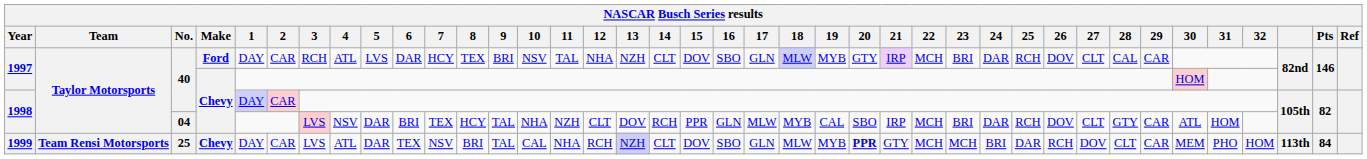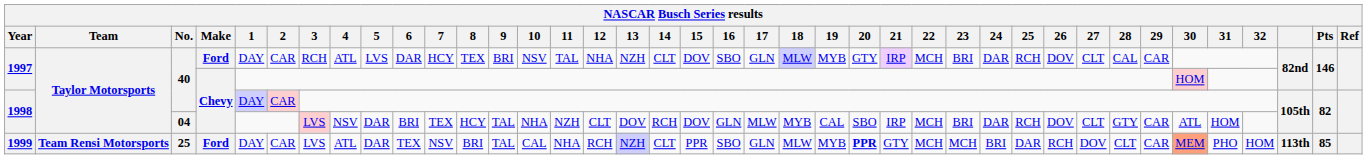(697, 122) PPR -> (697, 122) DOV
(216, 143) Chevy -> (216, 143) Ford
(697, 143) DOV -> (697, 143) PPR
(1190, 143) no background -> (1190, 143) lightsalmon background
(1325, 143) 84 -> (1325, 143) 85
